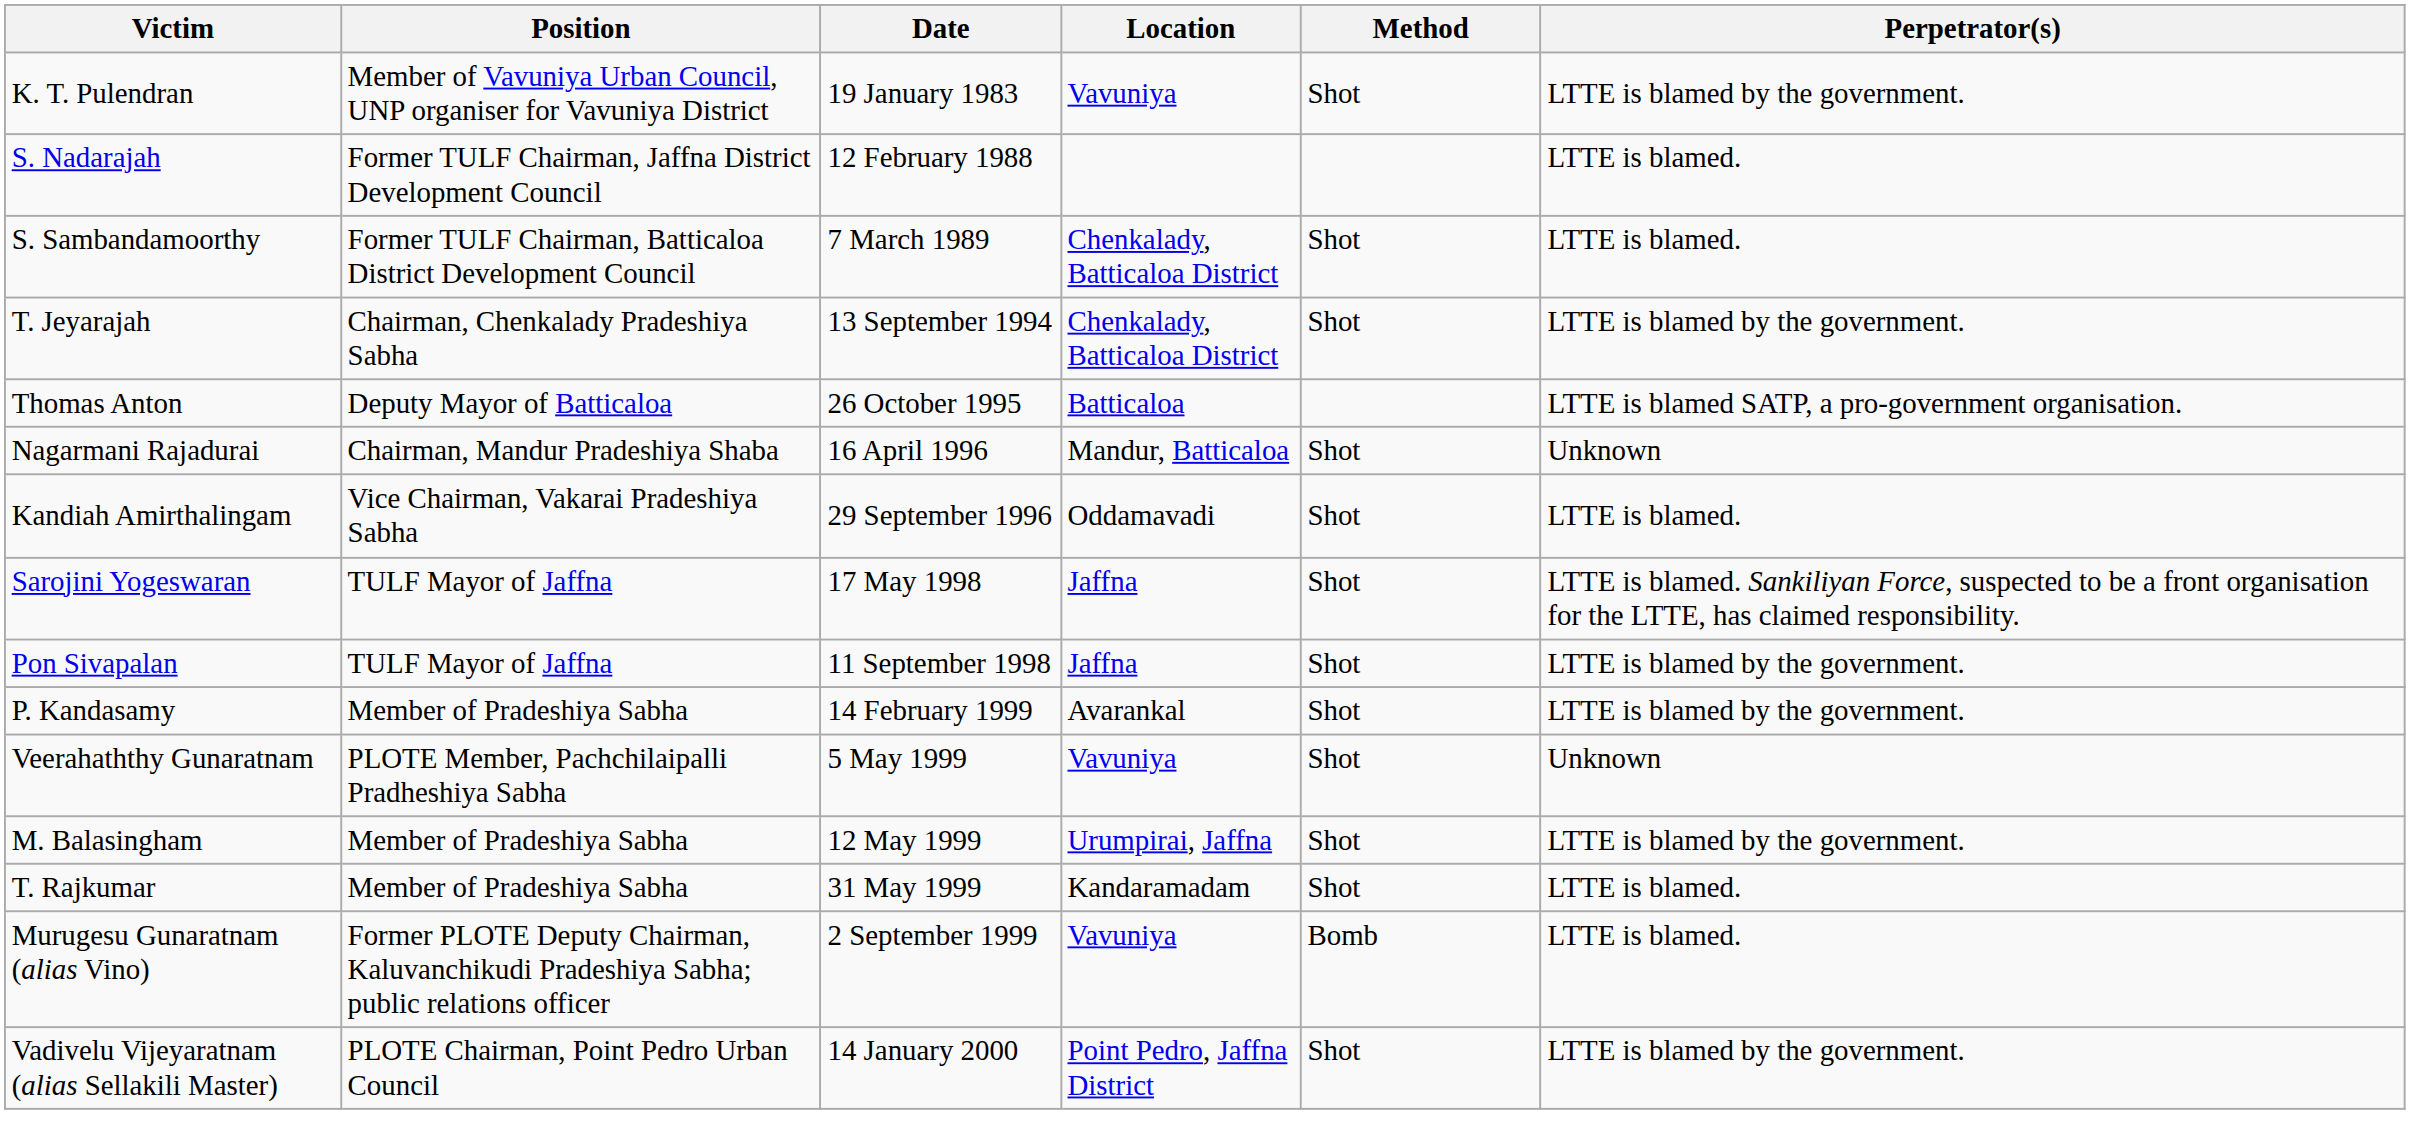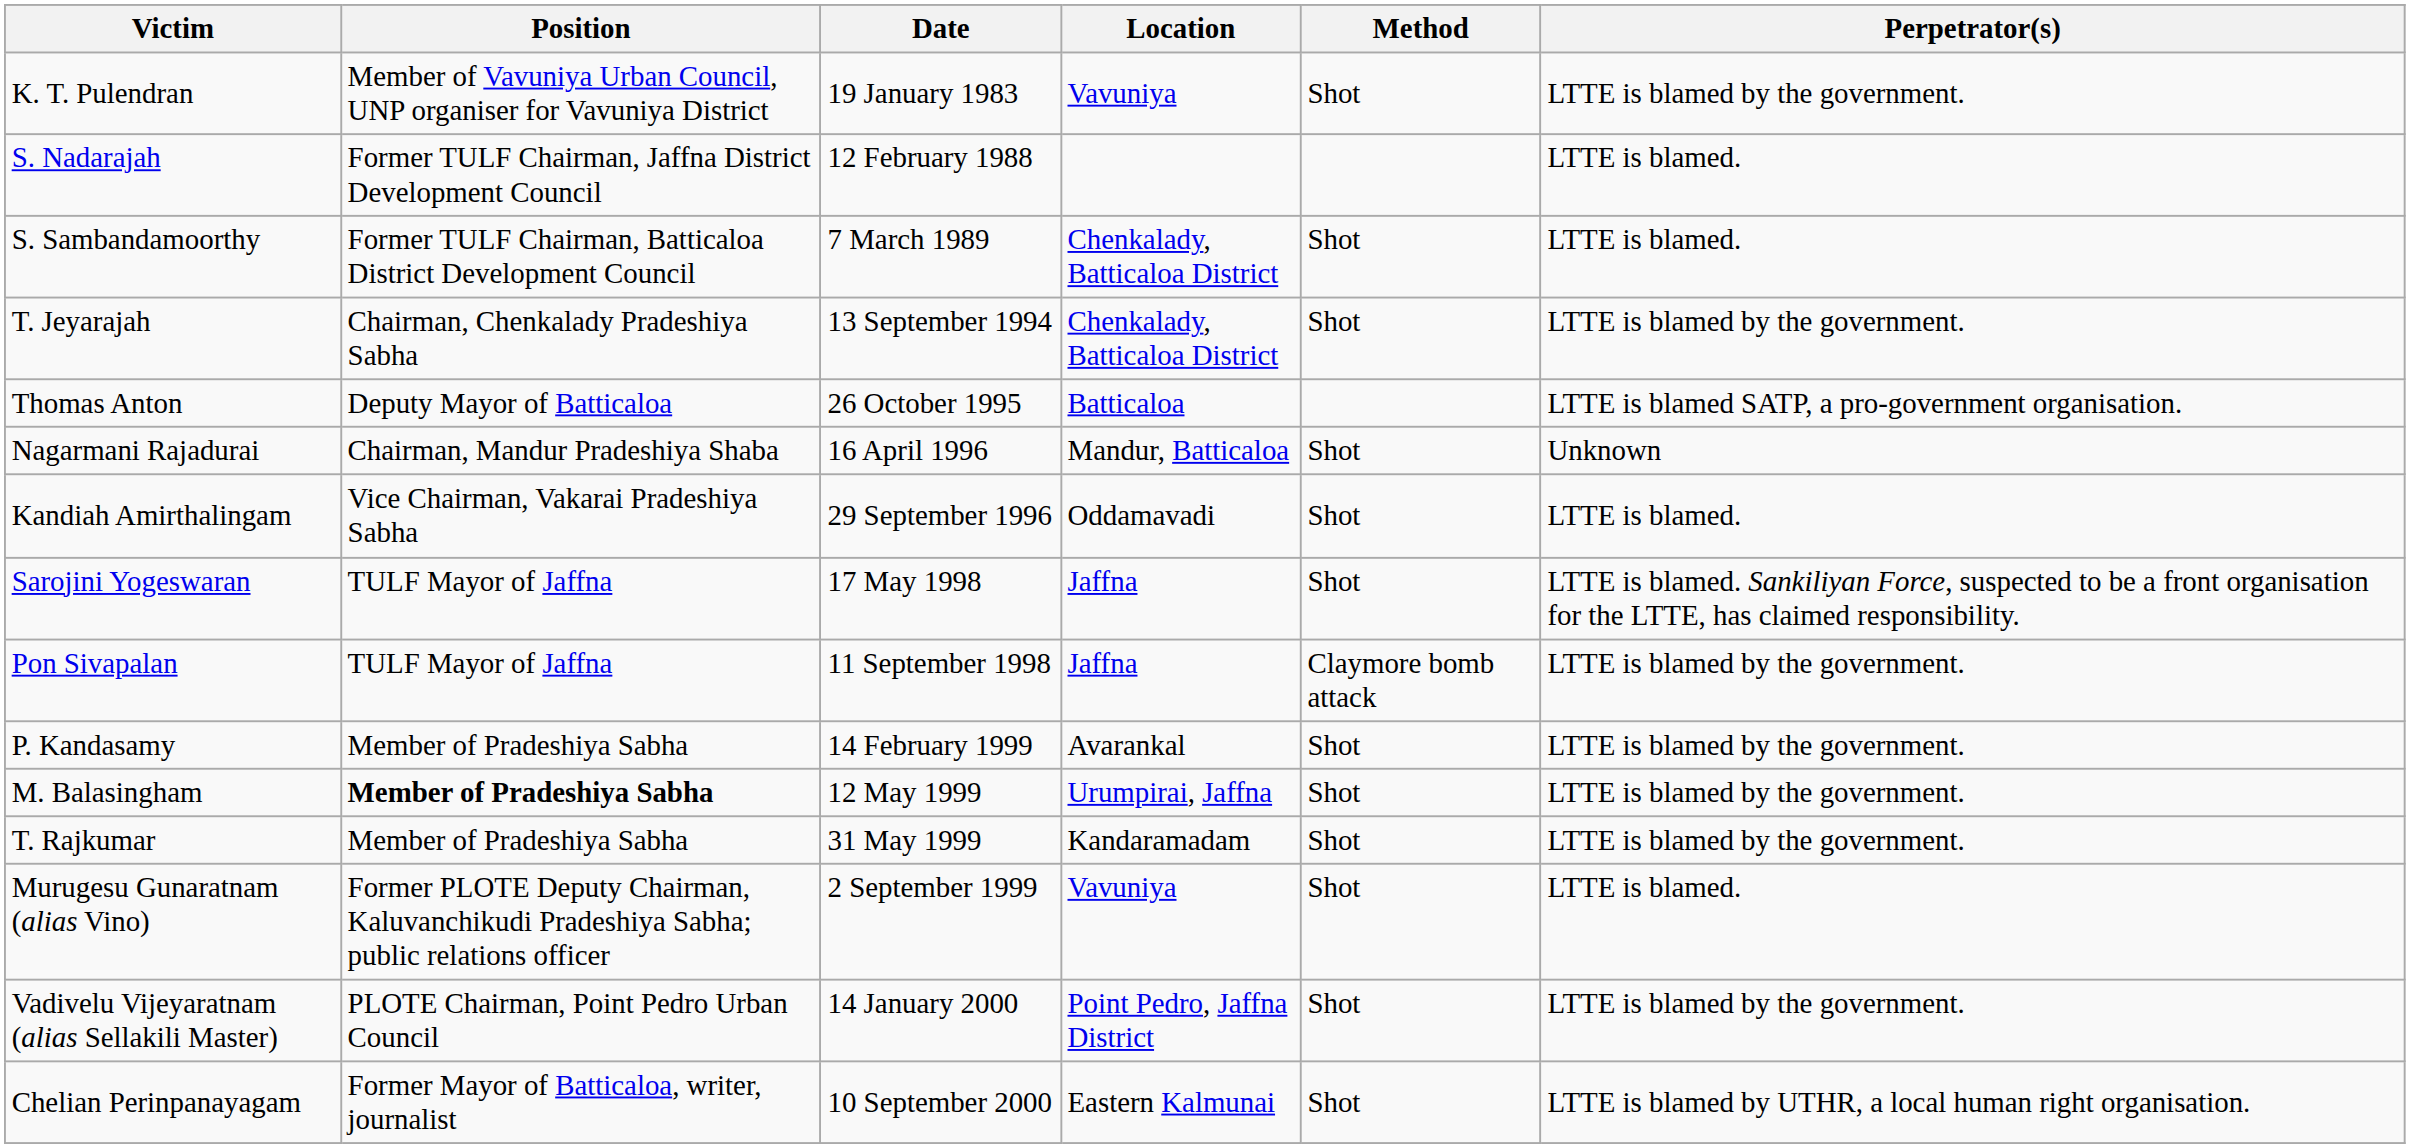(1334, 662) Shot -> (1401, 679) Claymore bomb attack
- row: (163, 757)
(518, 839) normal -> (530, 791) bold
(1644, 886) LTTE is blamed. -> (1756, 839) LTTE is blamed by the government.
(1343, 934) Bomb -> (1334, 886) Shot
+ row: (156, 1101)
